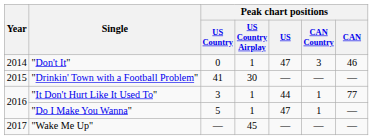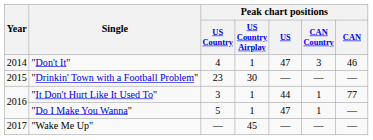(218, 62) 0 -> (218, 62) 4
(218, 78) 41 -> (218, 78) 23
